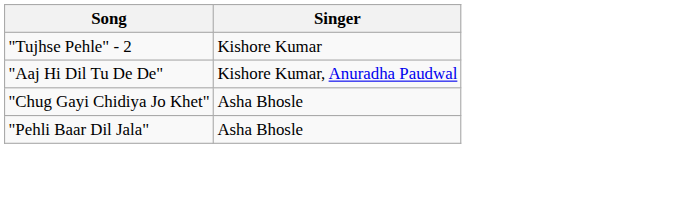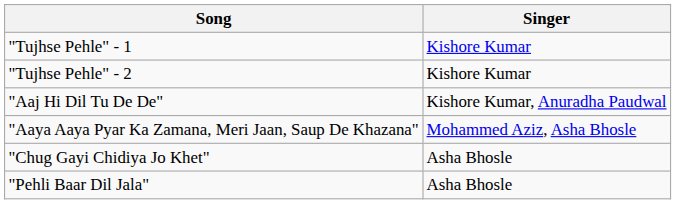+ row: (70, 46)
+ row: (214, 129)
